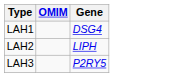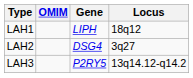+ column: (149, 13)
(87, 30) DSG4 -> (85, 30) LIPH
(85, 47) LIPH -> (87, 47) DSG4
